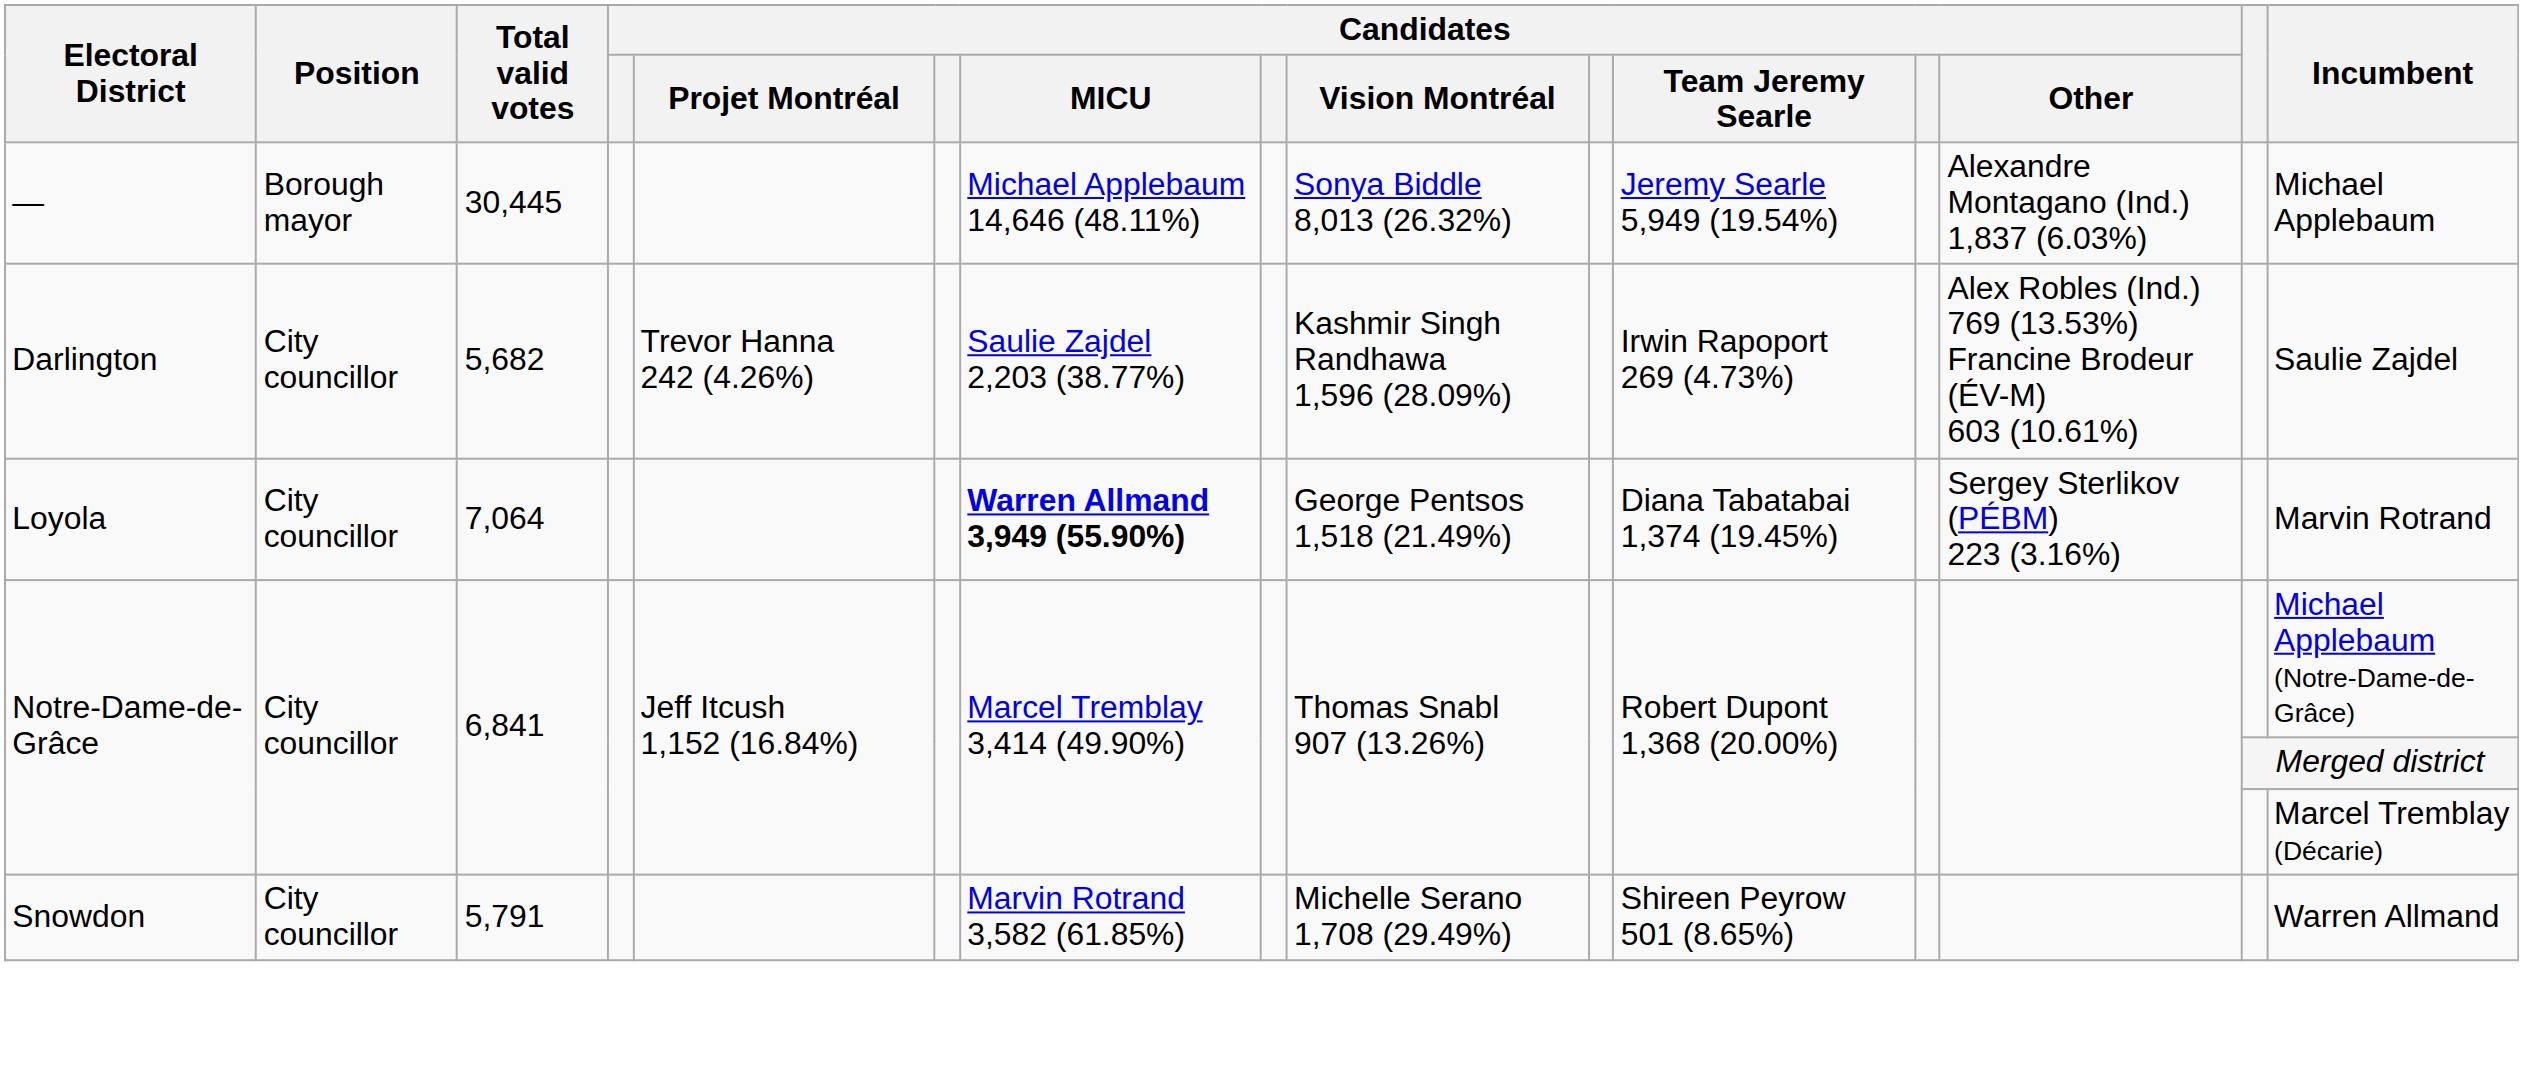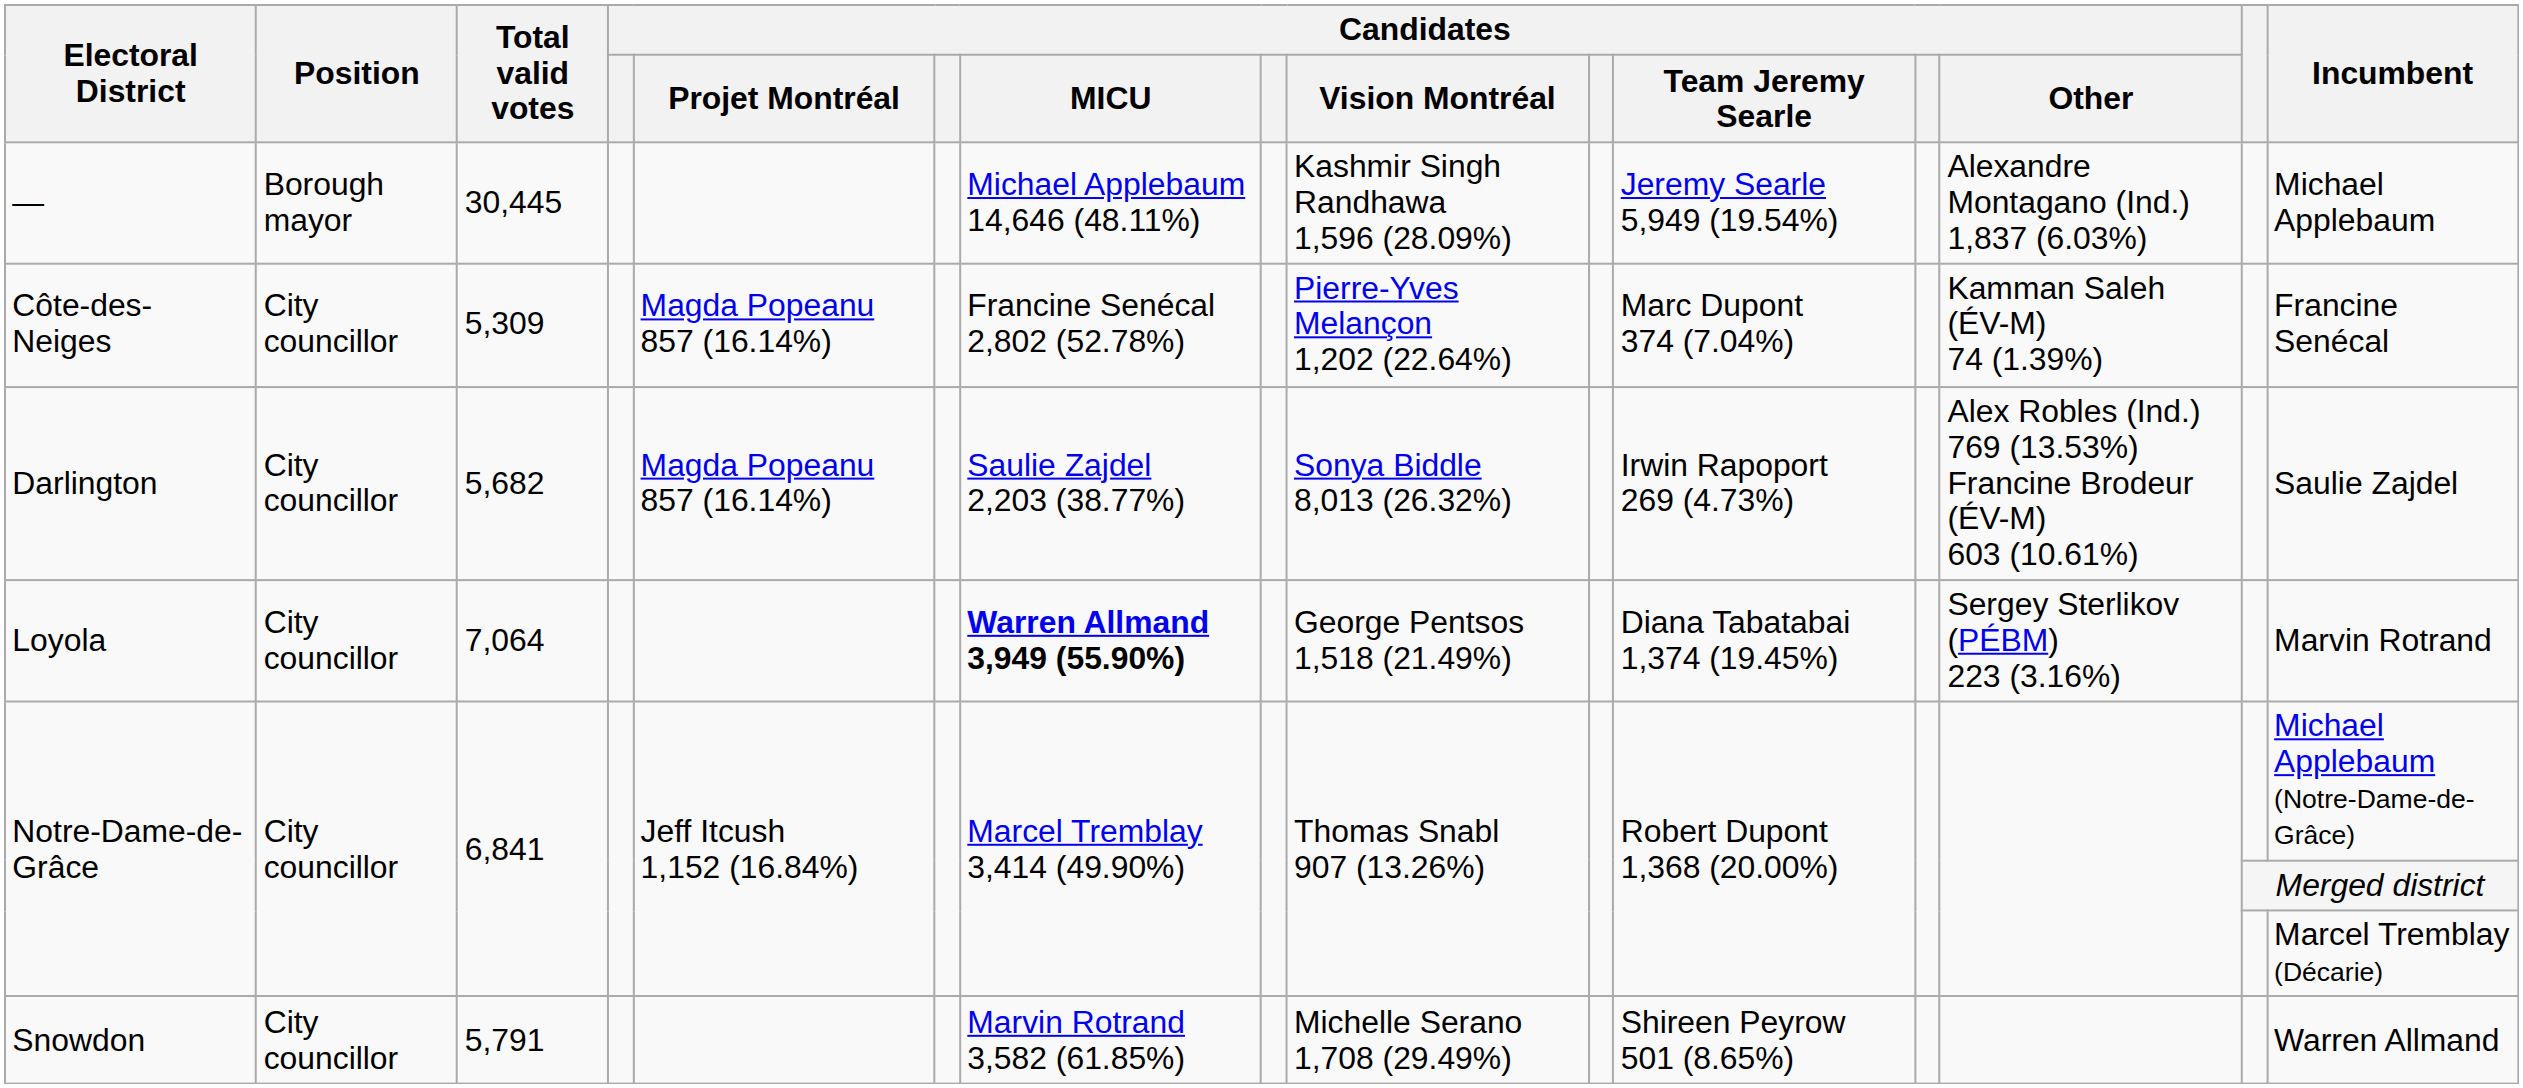(1403, 202) Sonya Biddle 8,013 (26.32%) -> (1403, 202) Kashmir Singh Randhawa 1,596 (28.09%)
+ row: (82, 324)
(737, 360) Trevor Hanna 242 (4.26%) -> (757, 482) Magda Popeanu 857 (16.14%)
(1403, 360) Kashmir Singh Randhawa 1,596 (28.09%) -> (1403, 482) Sonya Biddle 8,013 (26.32%)
